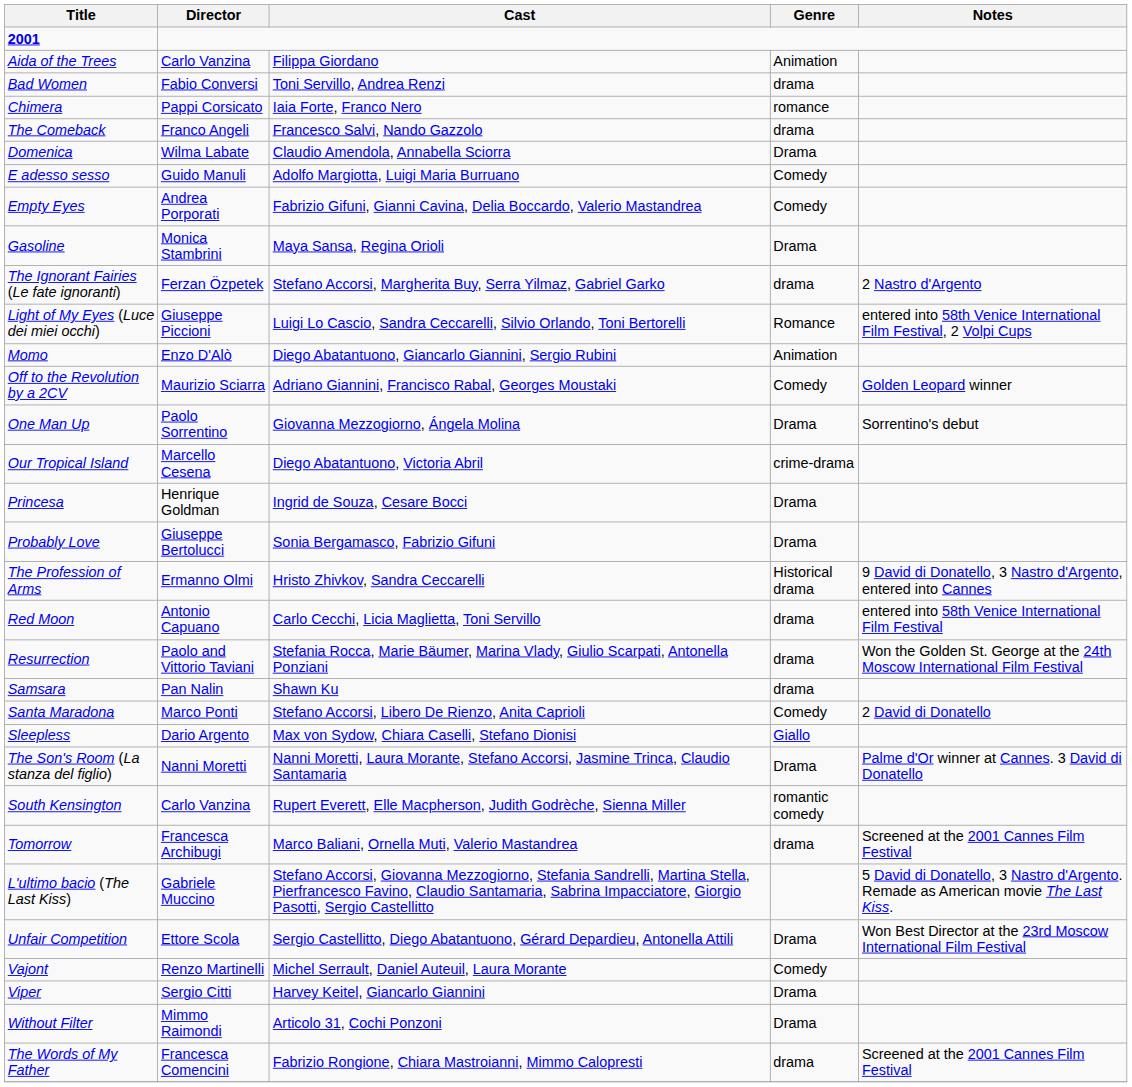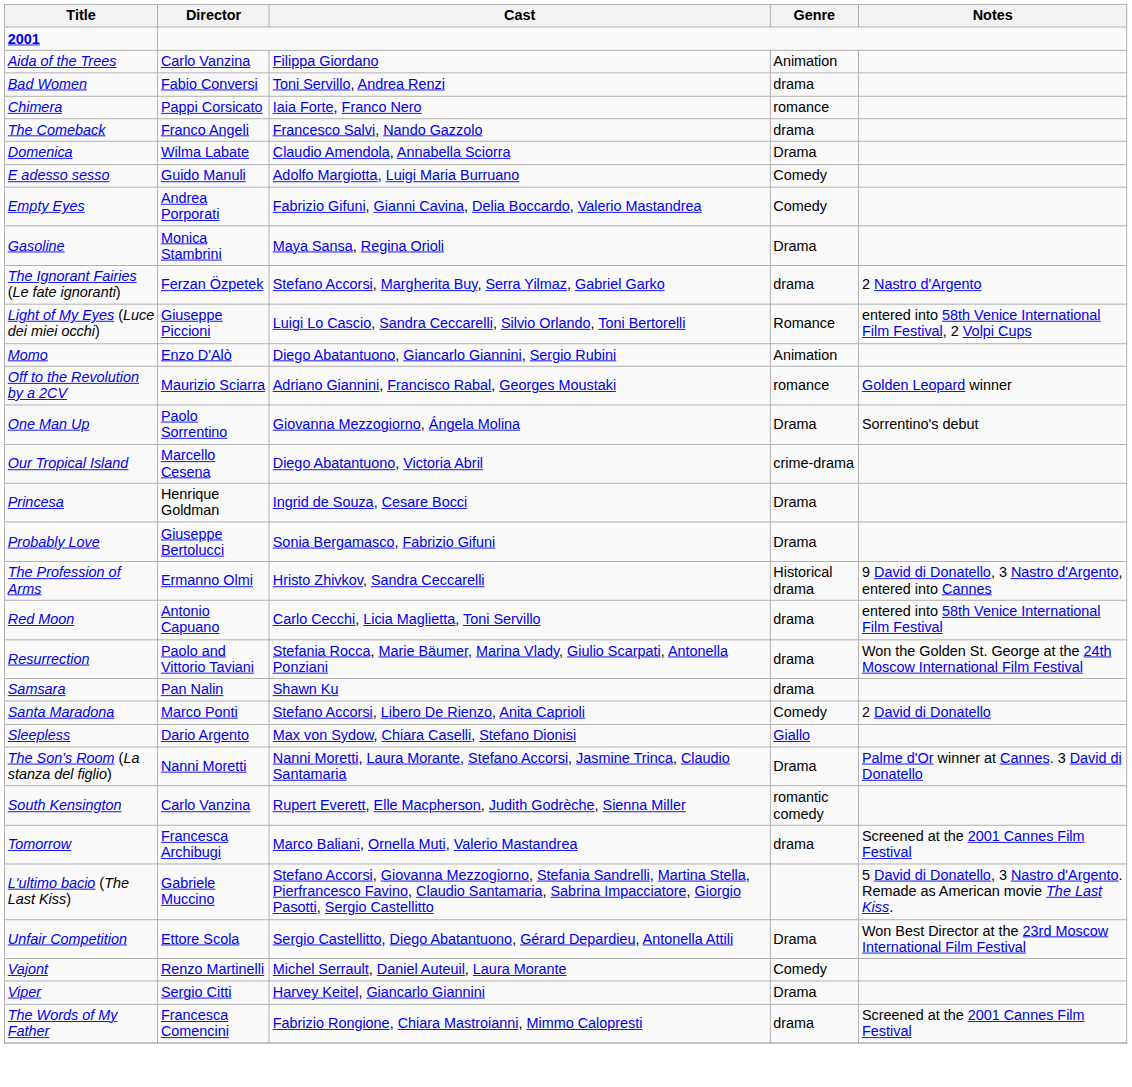(800, 385) Comedy -> (801, 385) romance
- row: (50, 1023)
